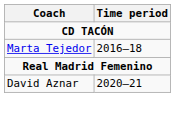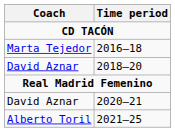+ row: (119, 66)
+ row: (119, 119)
